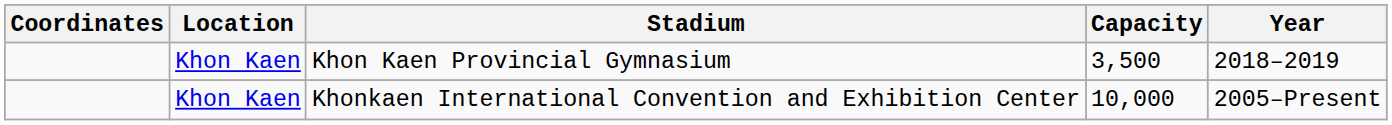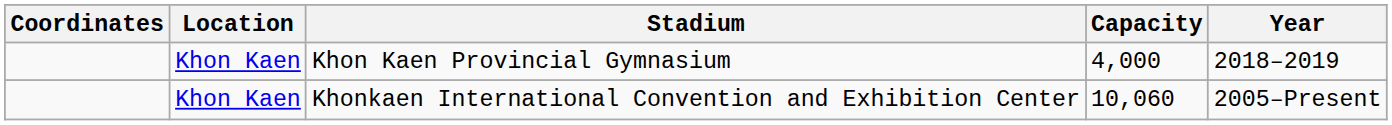(1126, 62) 3,500 -> (1126, 62) 4,000
(1133, 100) 10,000 -> (1133, 100) 10,060
